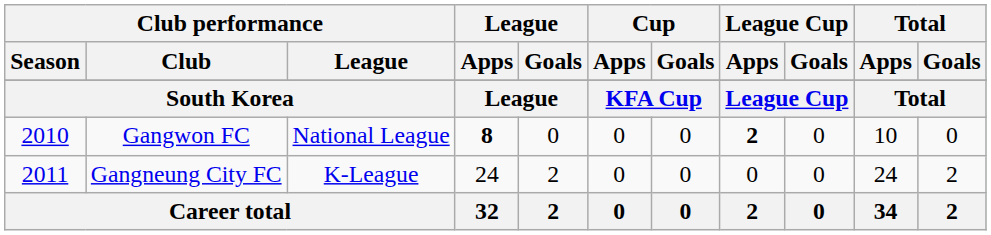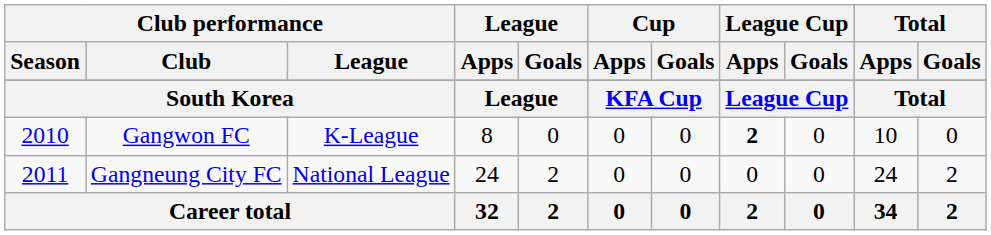(371, 135) National League -> (371, 135) K-League
(487, 135) bold -> (487, 135) normal
(371, 173) K-League -> (371, 173) National League
